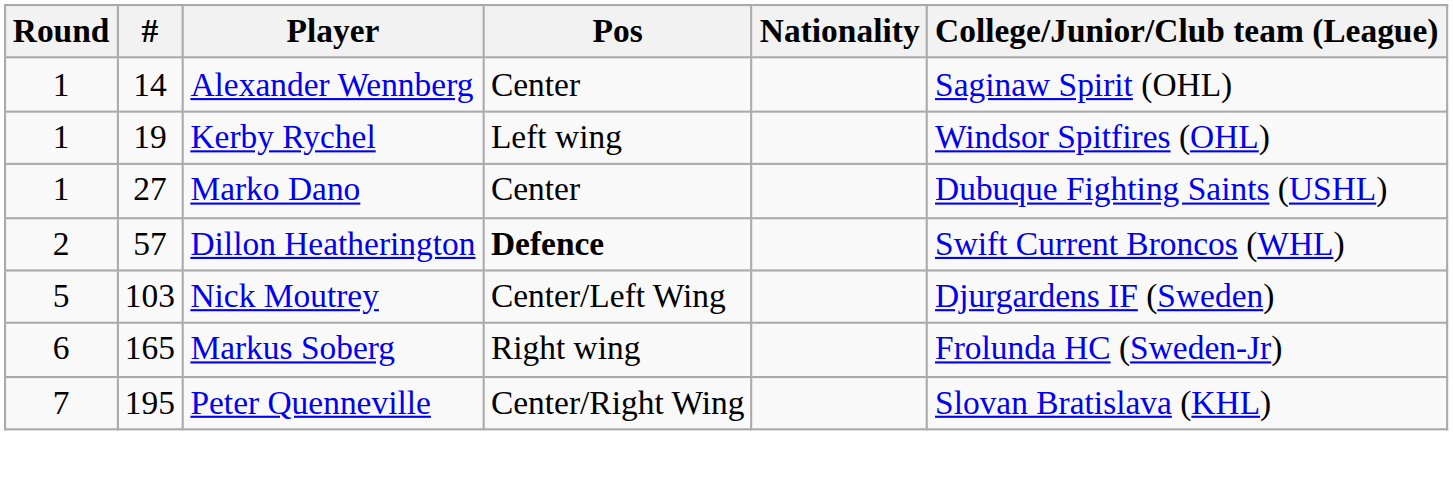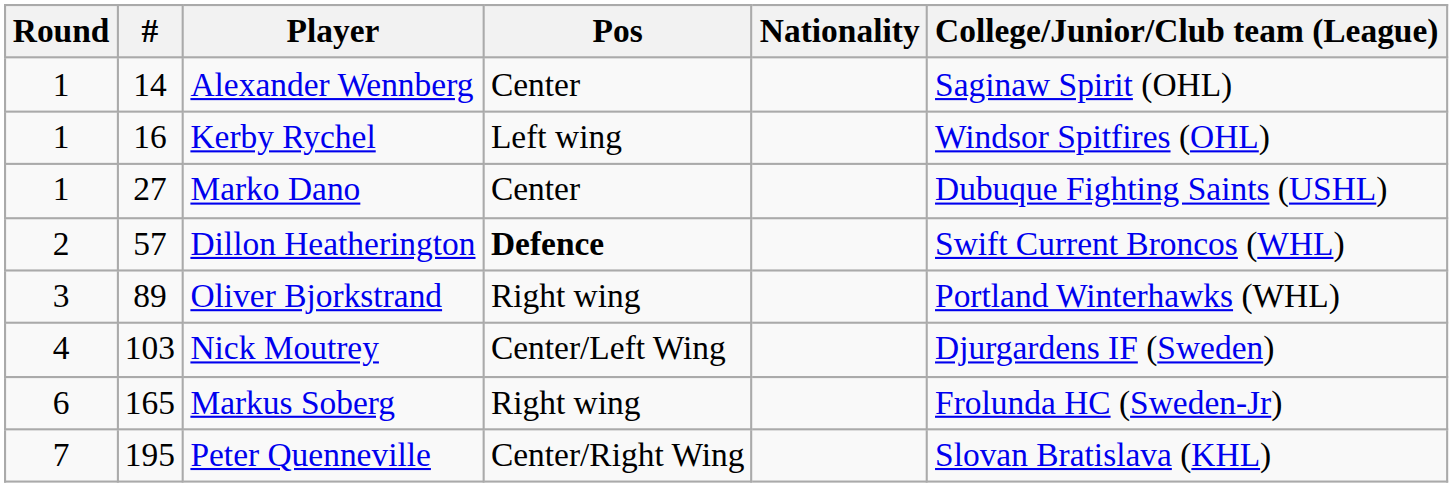(150, 137) 19 -> (150, 137) 16
+ row: (316, 296)
(61, 296) 5 -> (61, 349) 4
